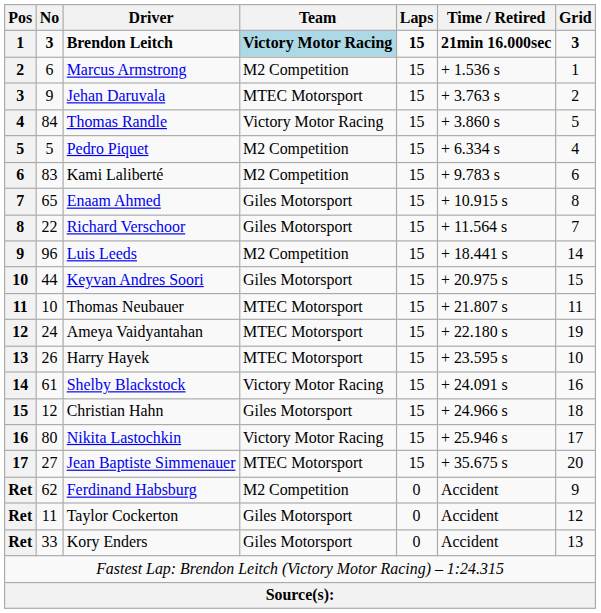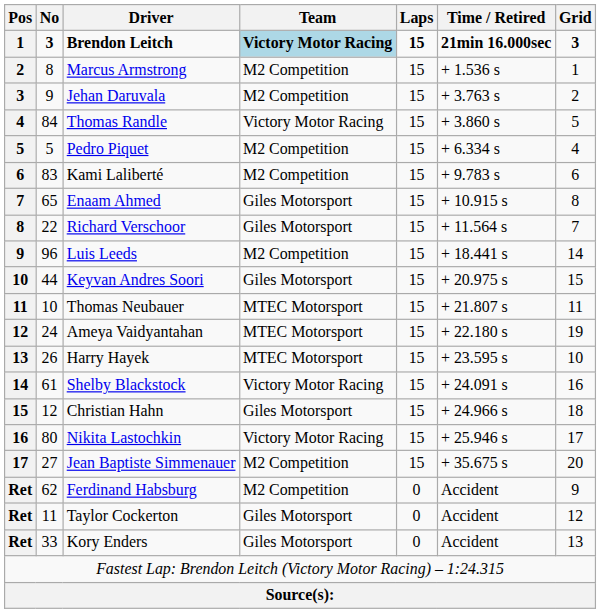(49, 69) 6 -> (49, 69) 8
(303, 95) MTEC Motorsport -> (296, 95) M2 Competition
(303, 463) MTEC Motorsport -> (296, 463) M2 Competition
